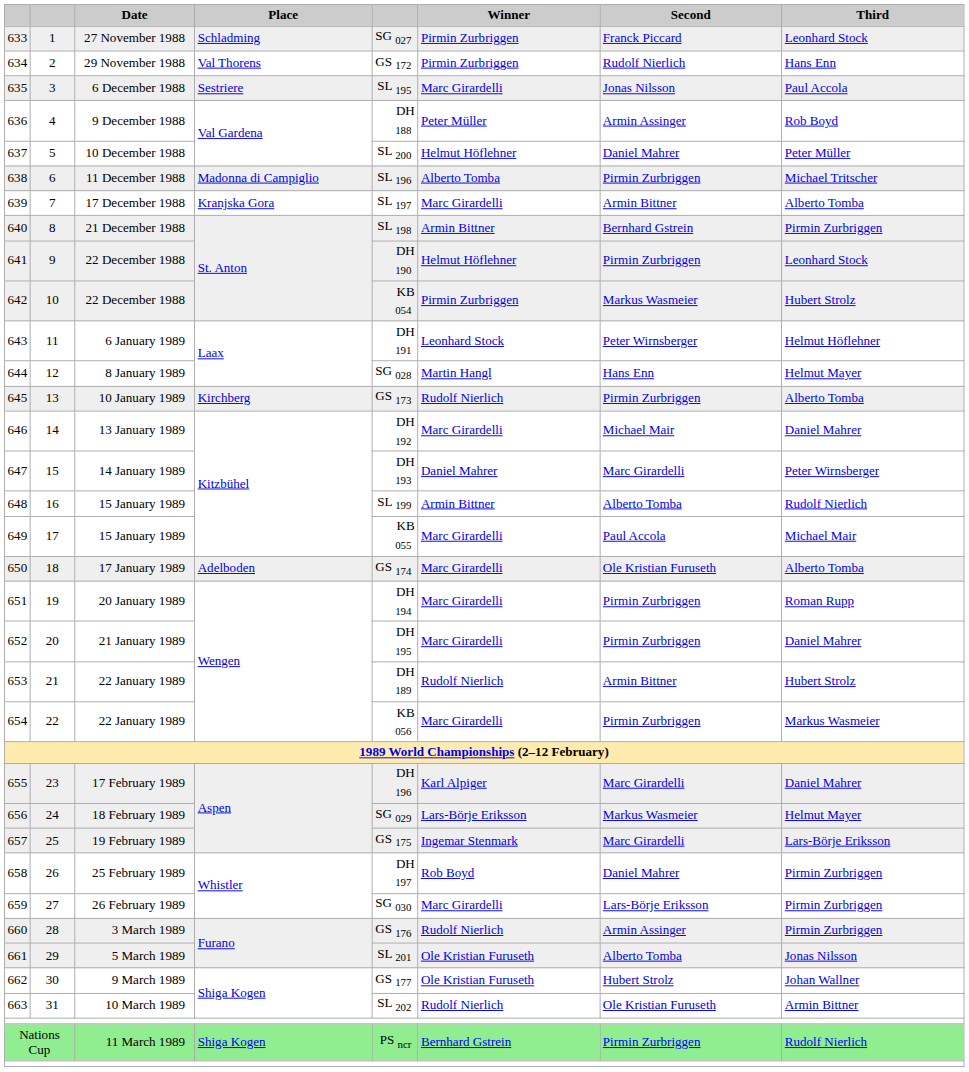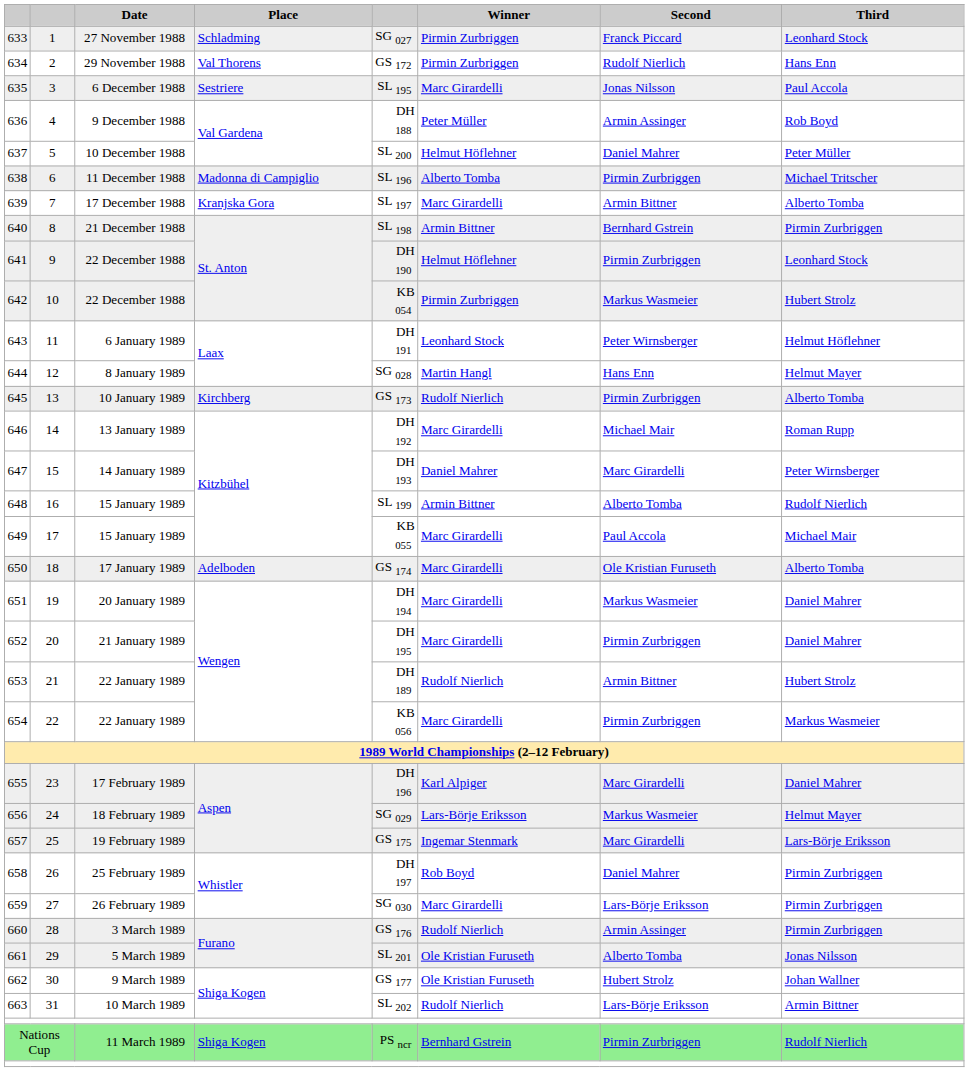(823, 430) Daniel Mahrer -> (819, 430) Roman Rupp
(652, 600) Pirmin Zurbriggen -> (650, 600) Markus Wasmeier
(819, 600) Roman Rupp -> (823, 600) Daniel Mahrer
(659, 1005) Ole Kristian Furuseth -> (656, 1005) Lars-Börje Eriksson
